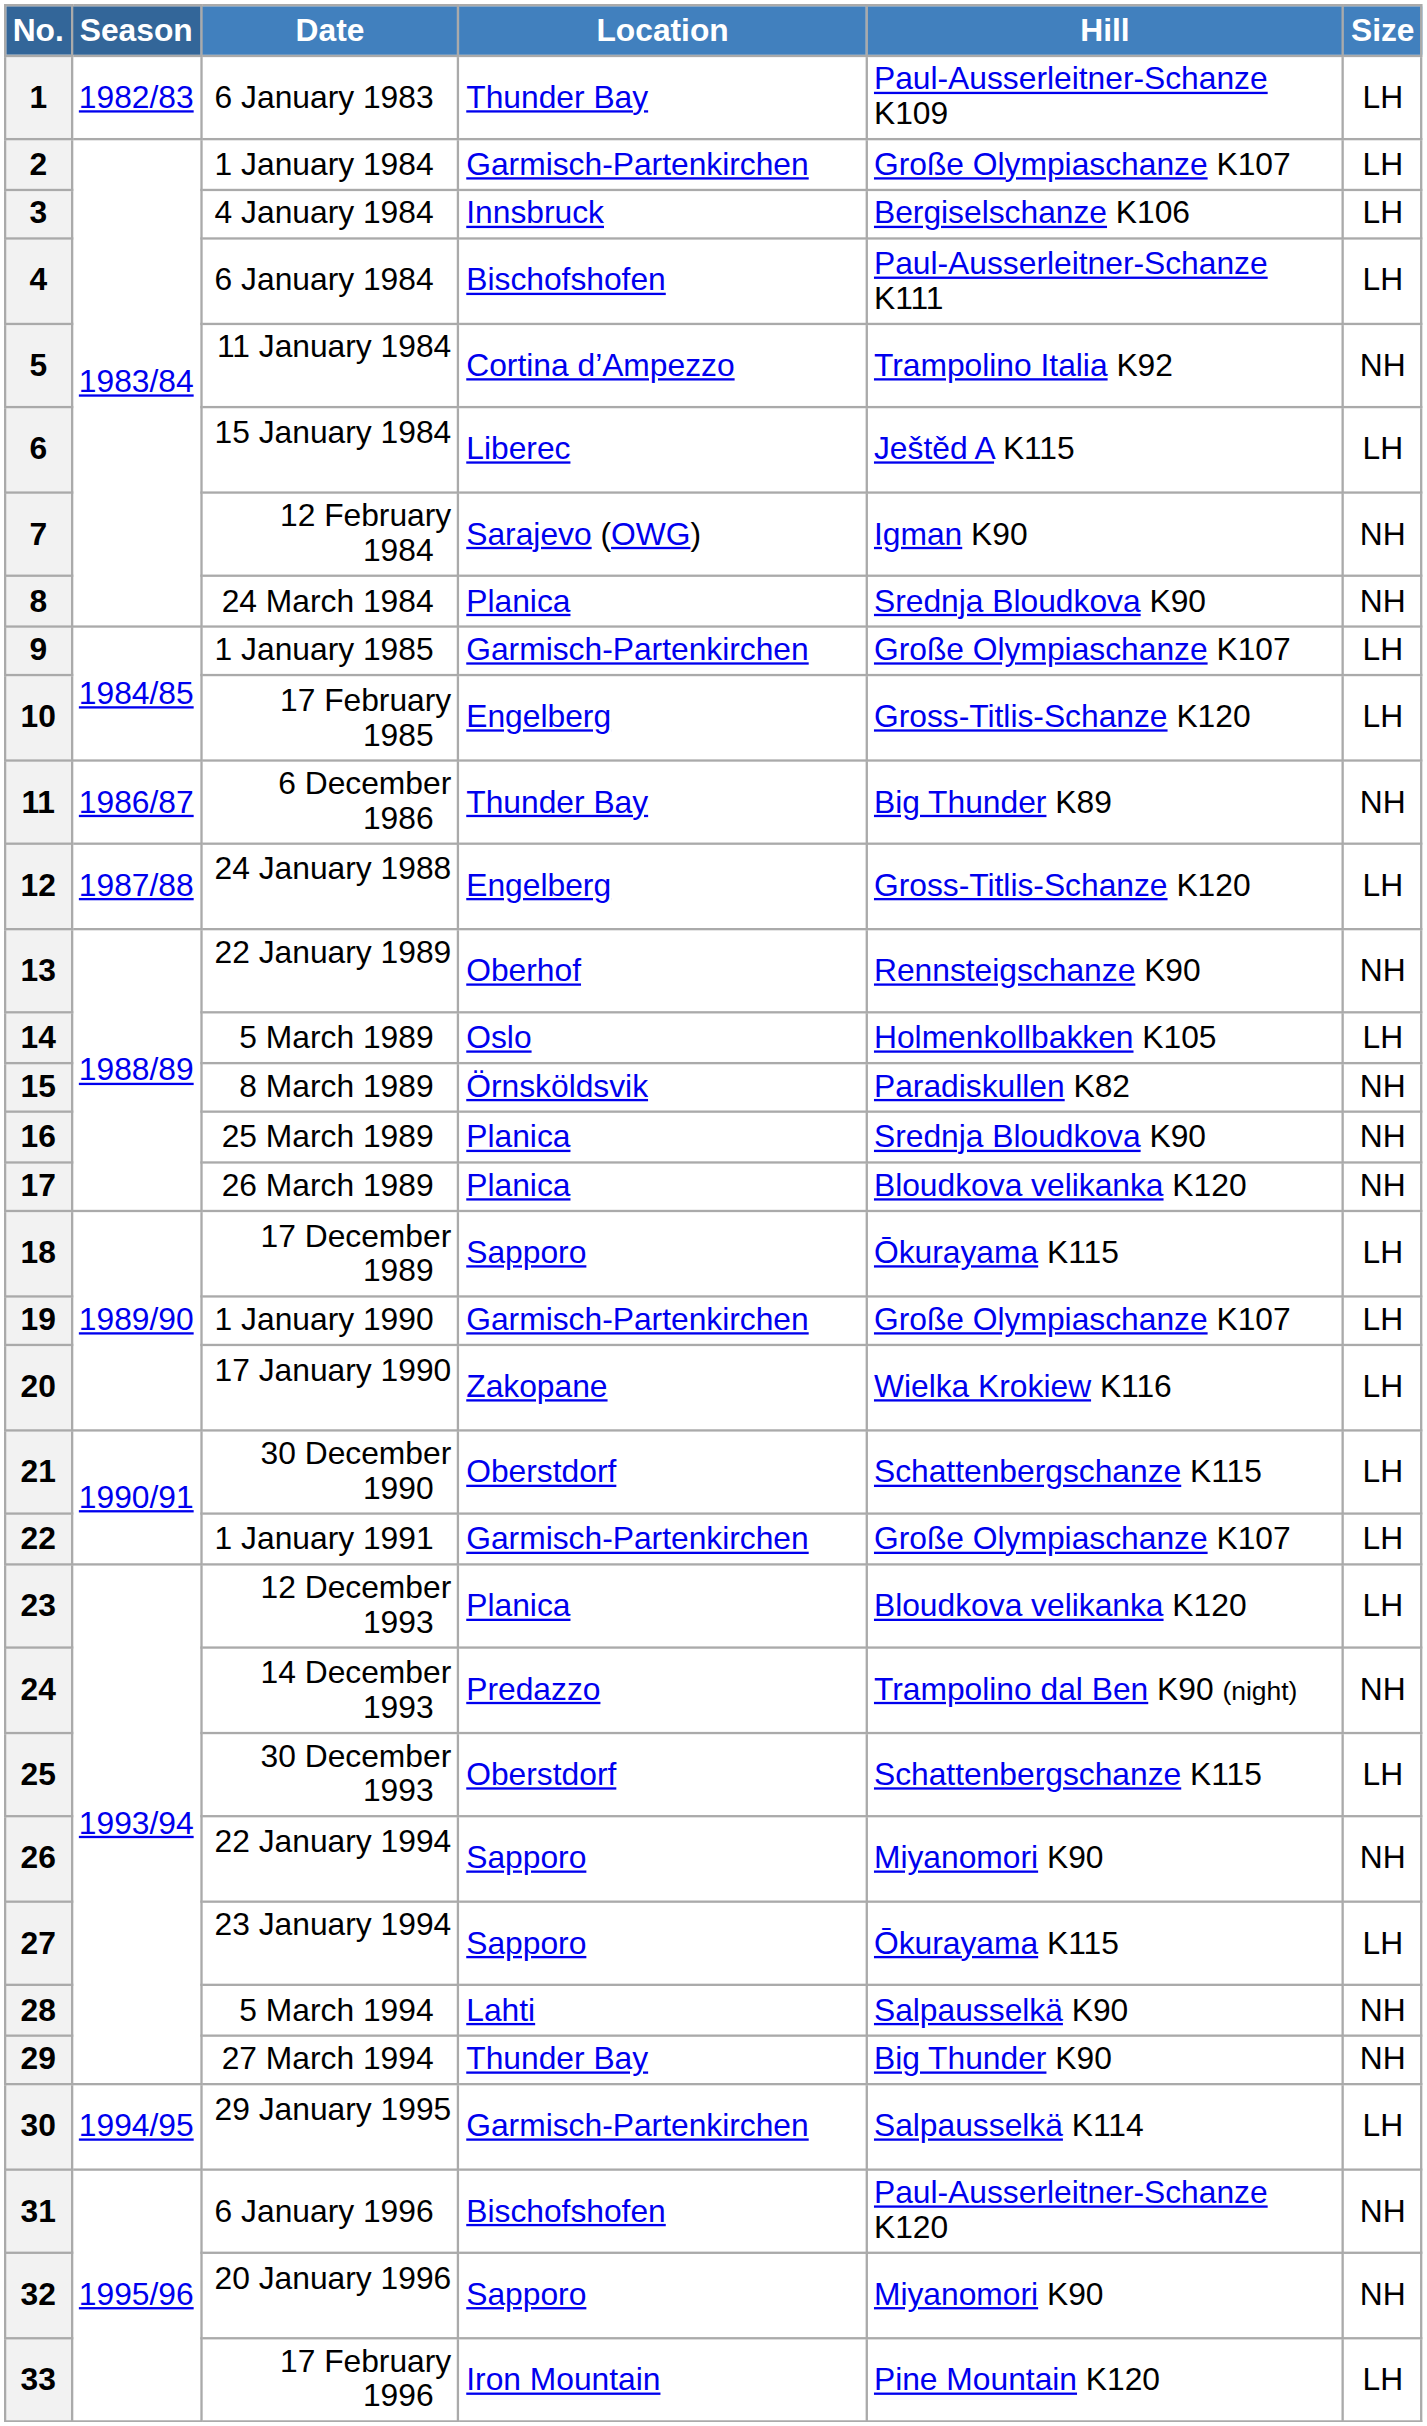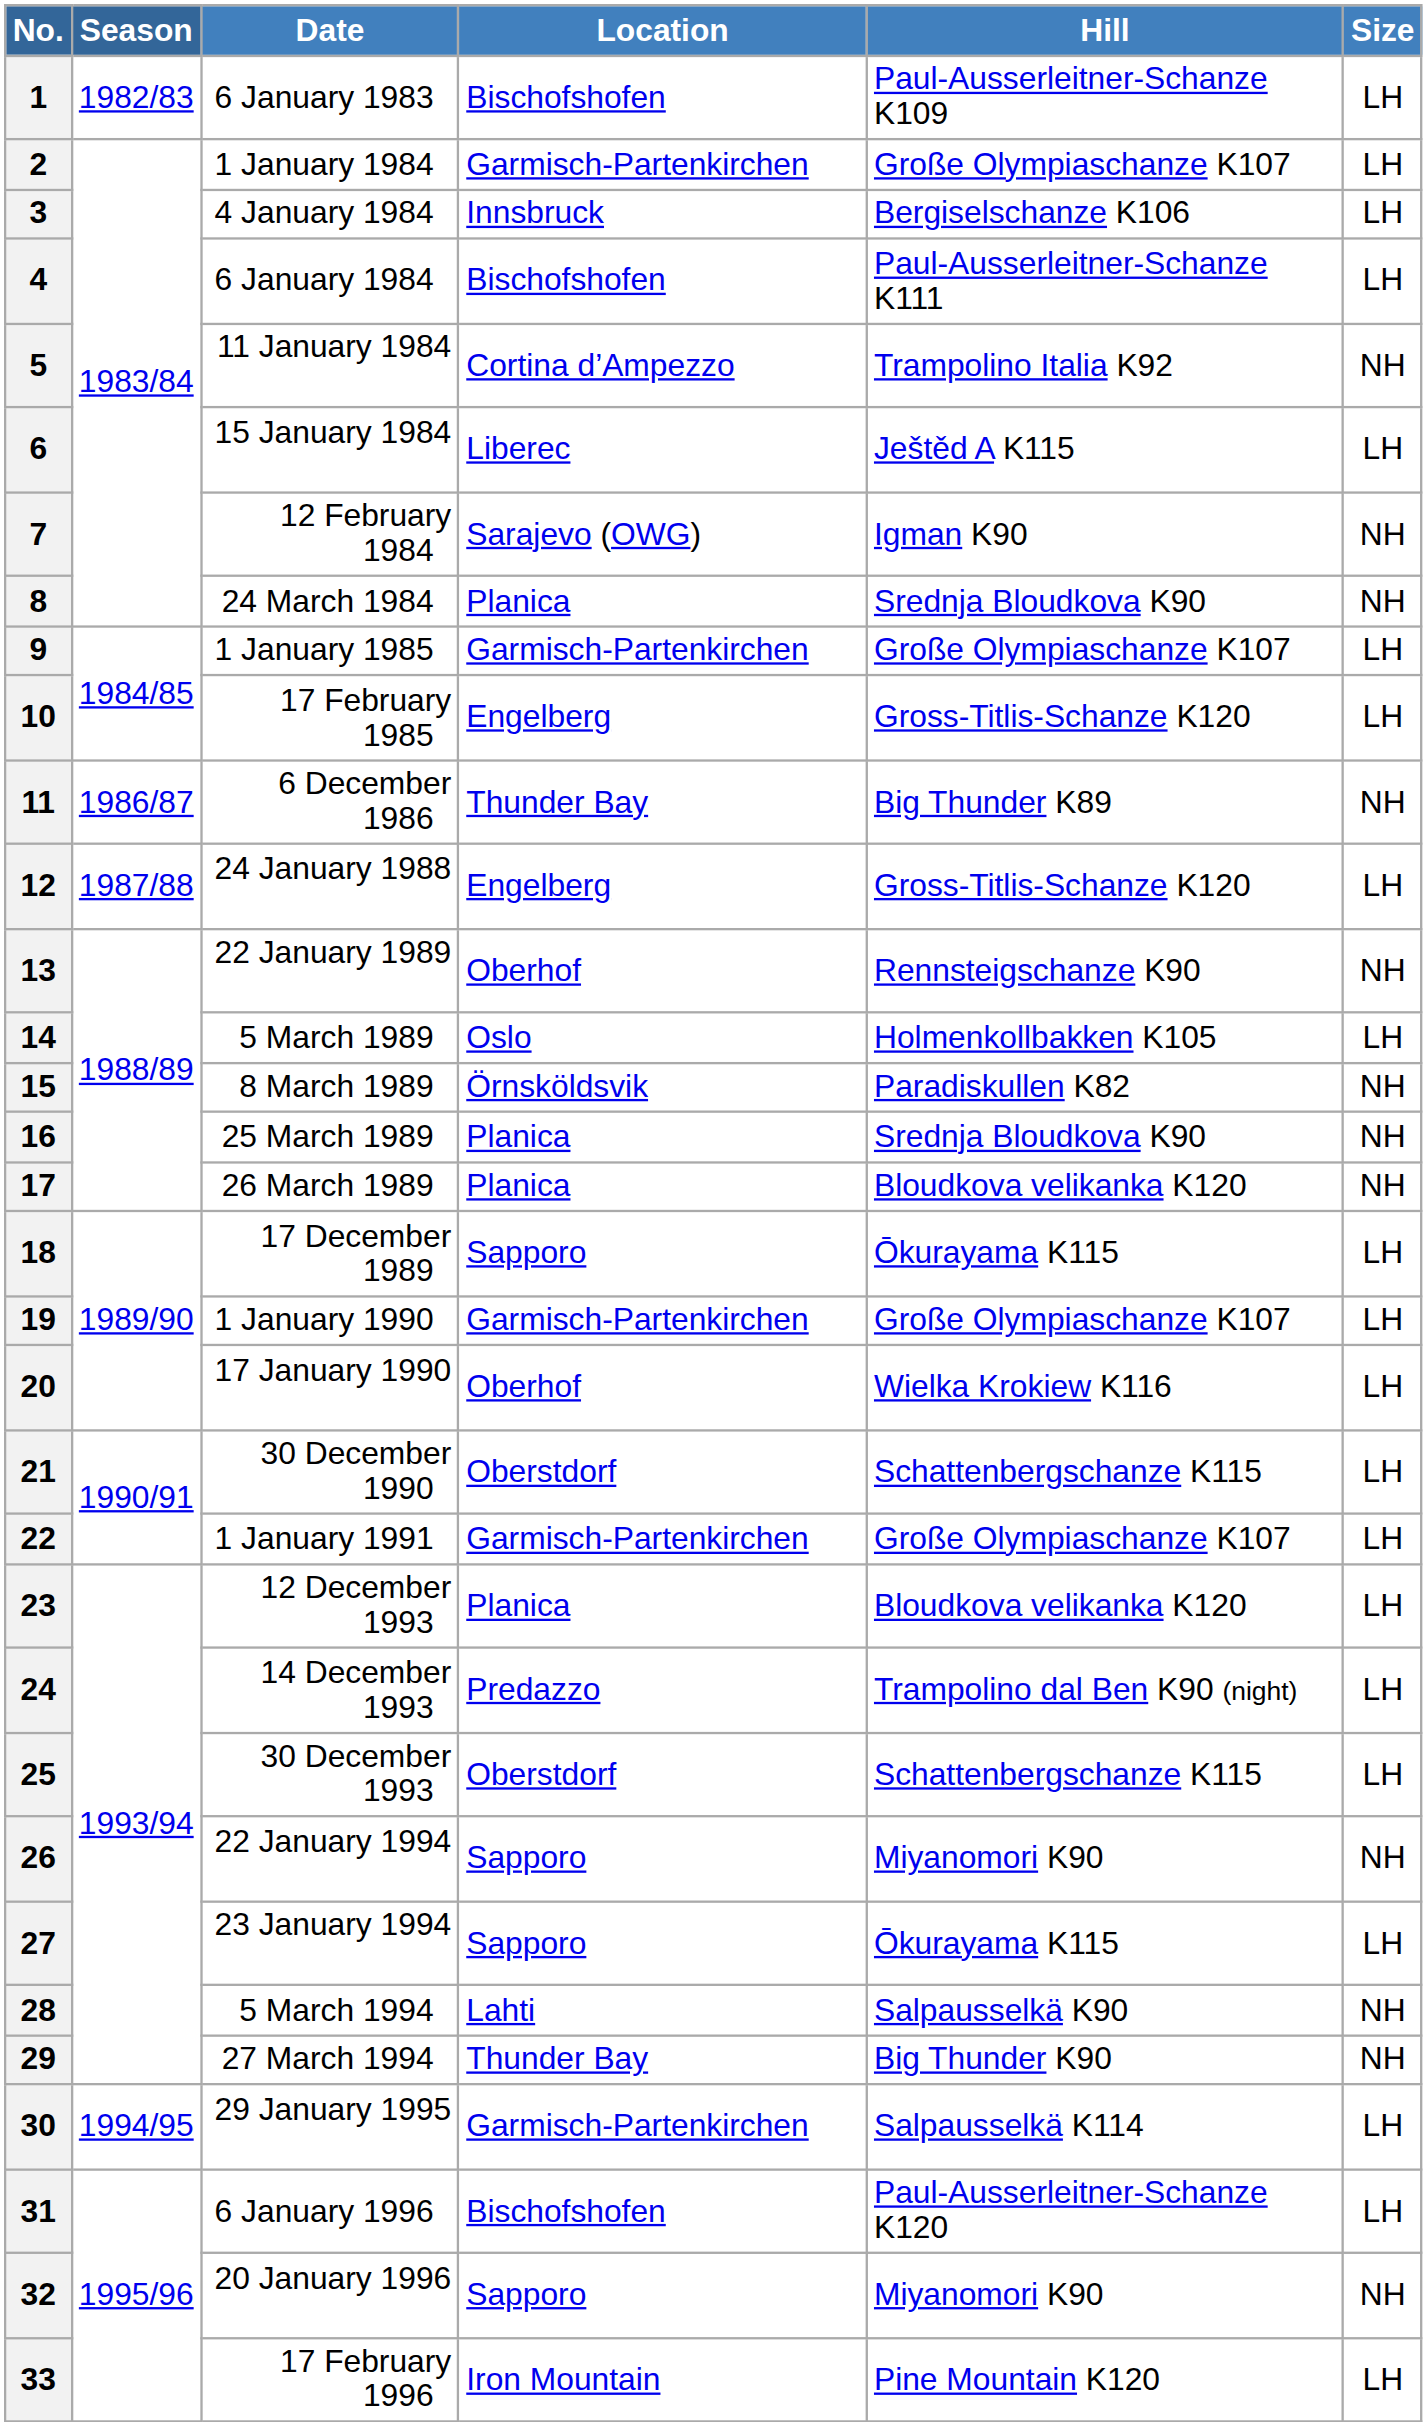(557, 97) Thunder Bay -> (566, 97) Bischofshofen
(537, 1387) Zakopane -> (524, 1387) Oberhof
(1383, 1689) NH -> (1383, 1689) LH
(1383, 2210) NH -> (1383, 2210) LH
